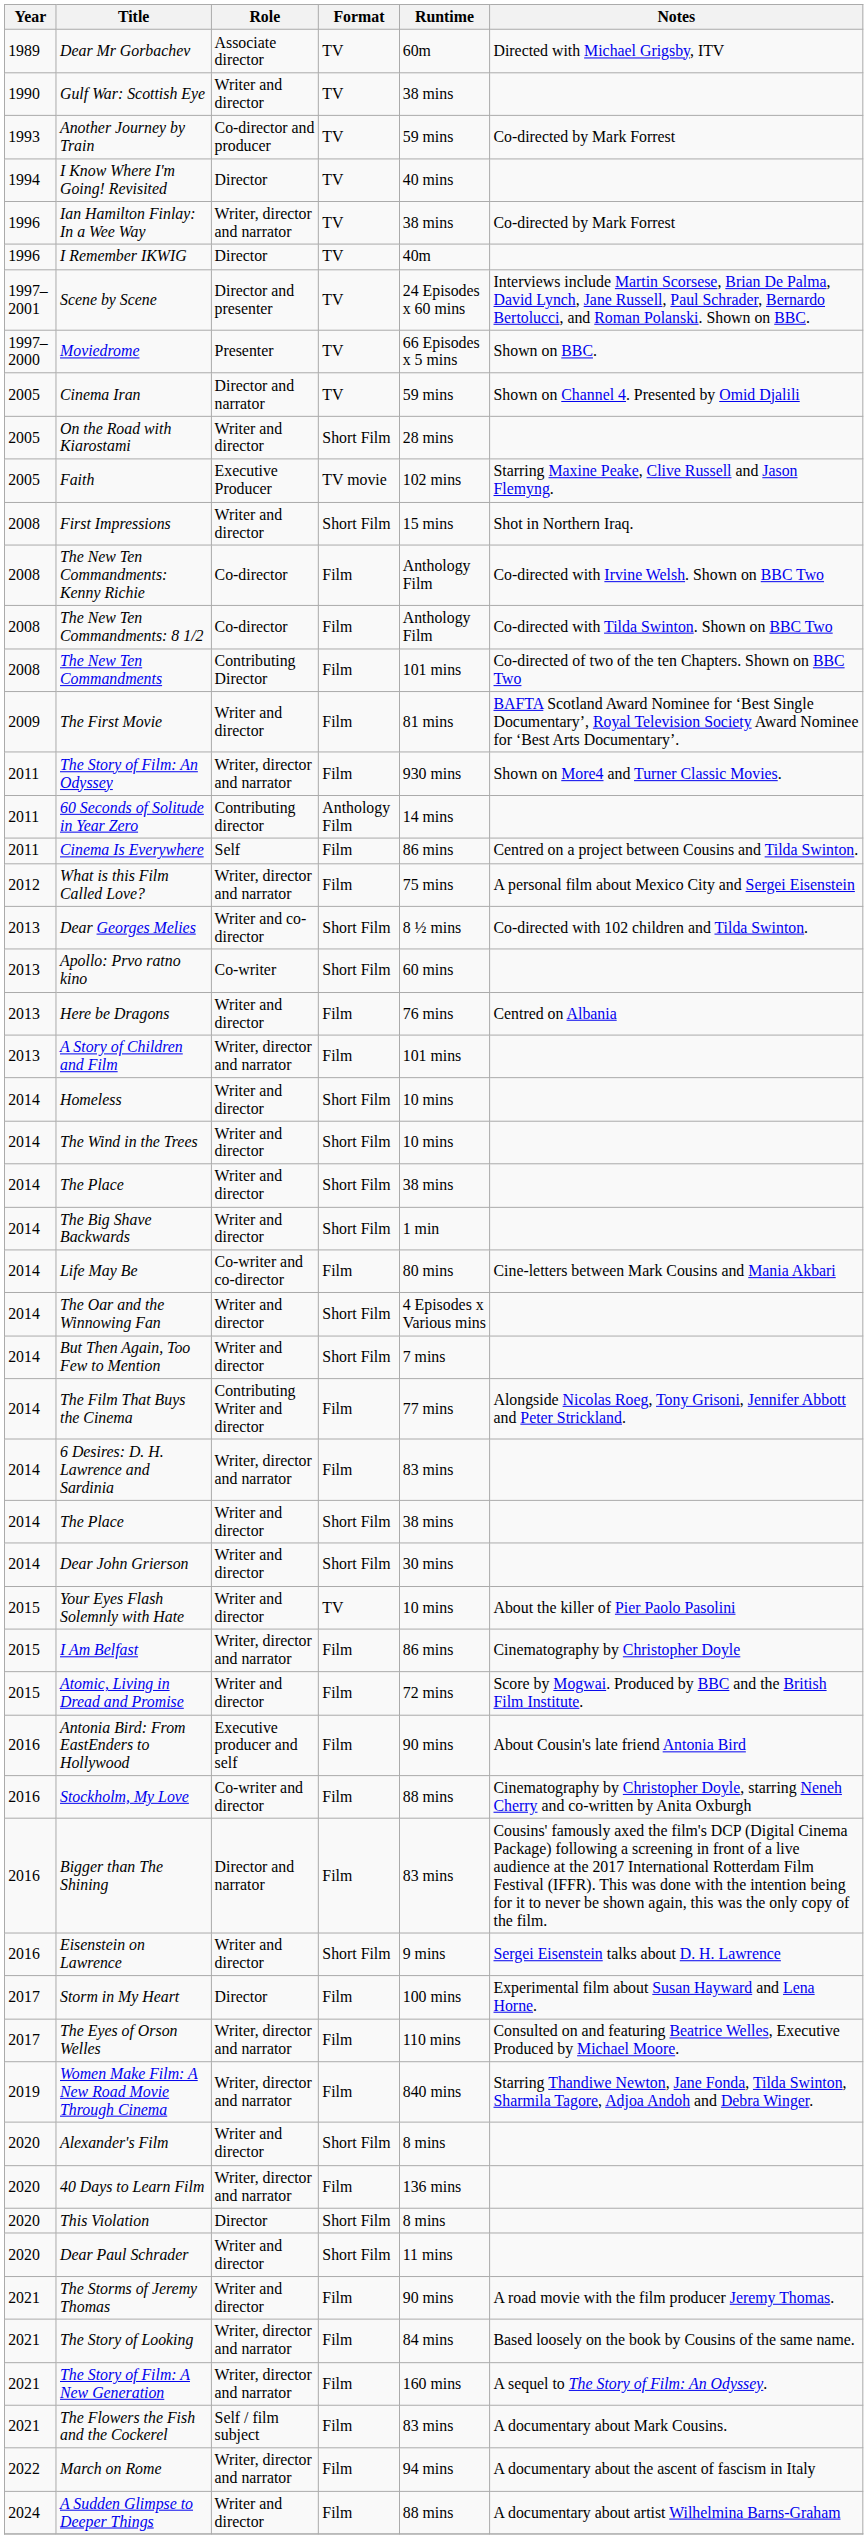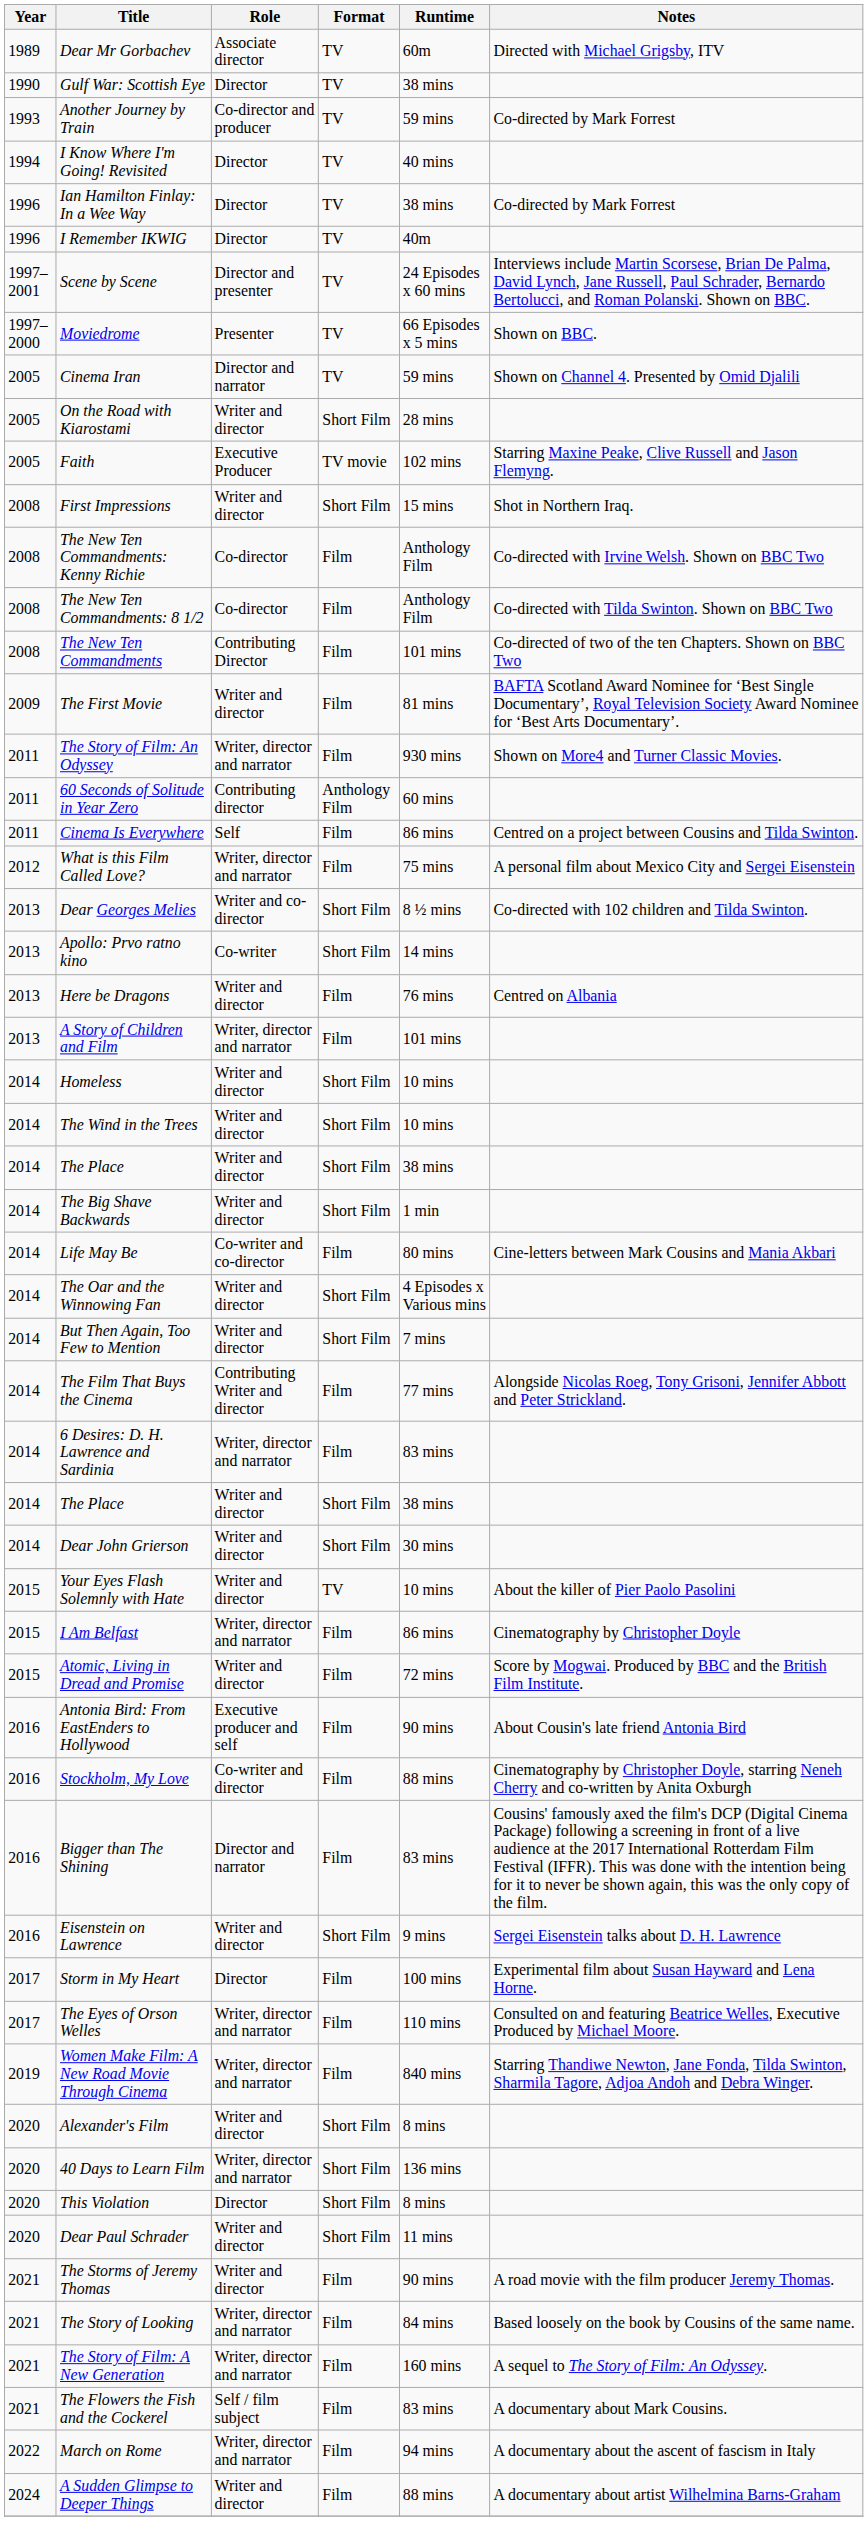(248, 94) Writer and director -> (241, 85) Director
(263, 222) Writer, director and narrator -> (241, 205) Director
(428, 816) 14 mins -> (428, 798) 60 mins
(428, 970) 60 mins -> (428, 952) 14 mins
(337, 2186) Film -> (356, 2168) Short Film
